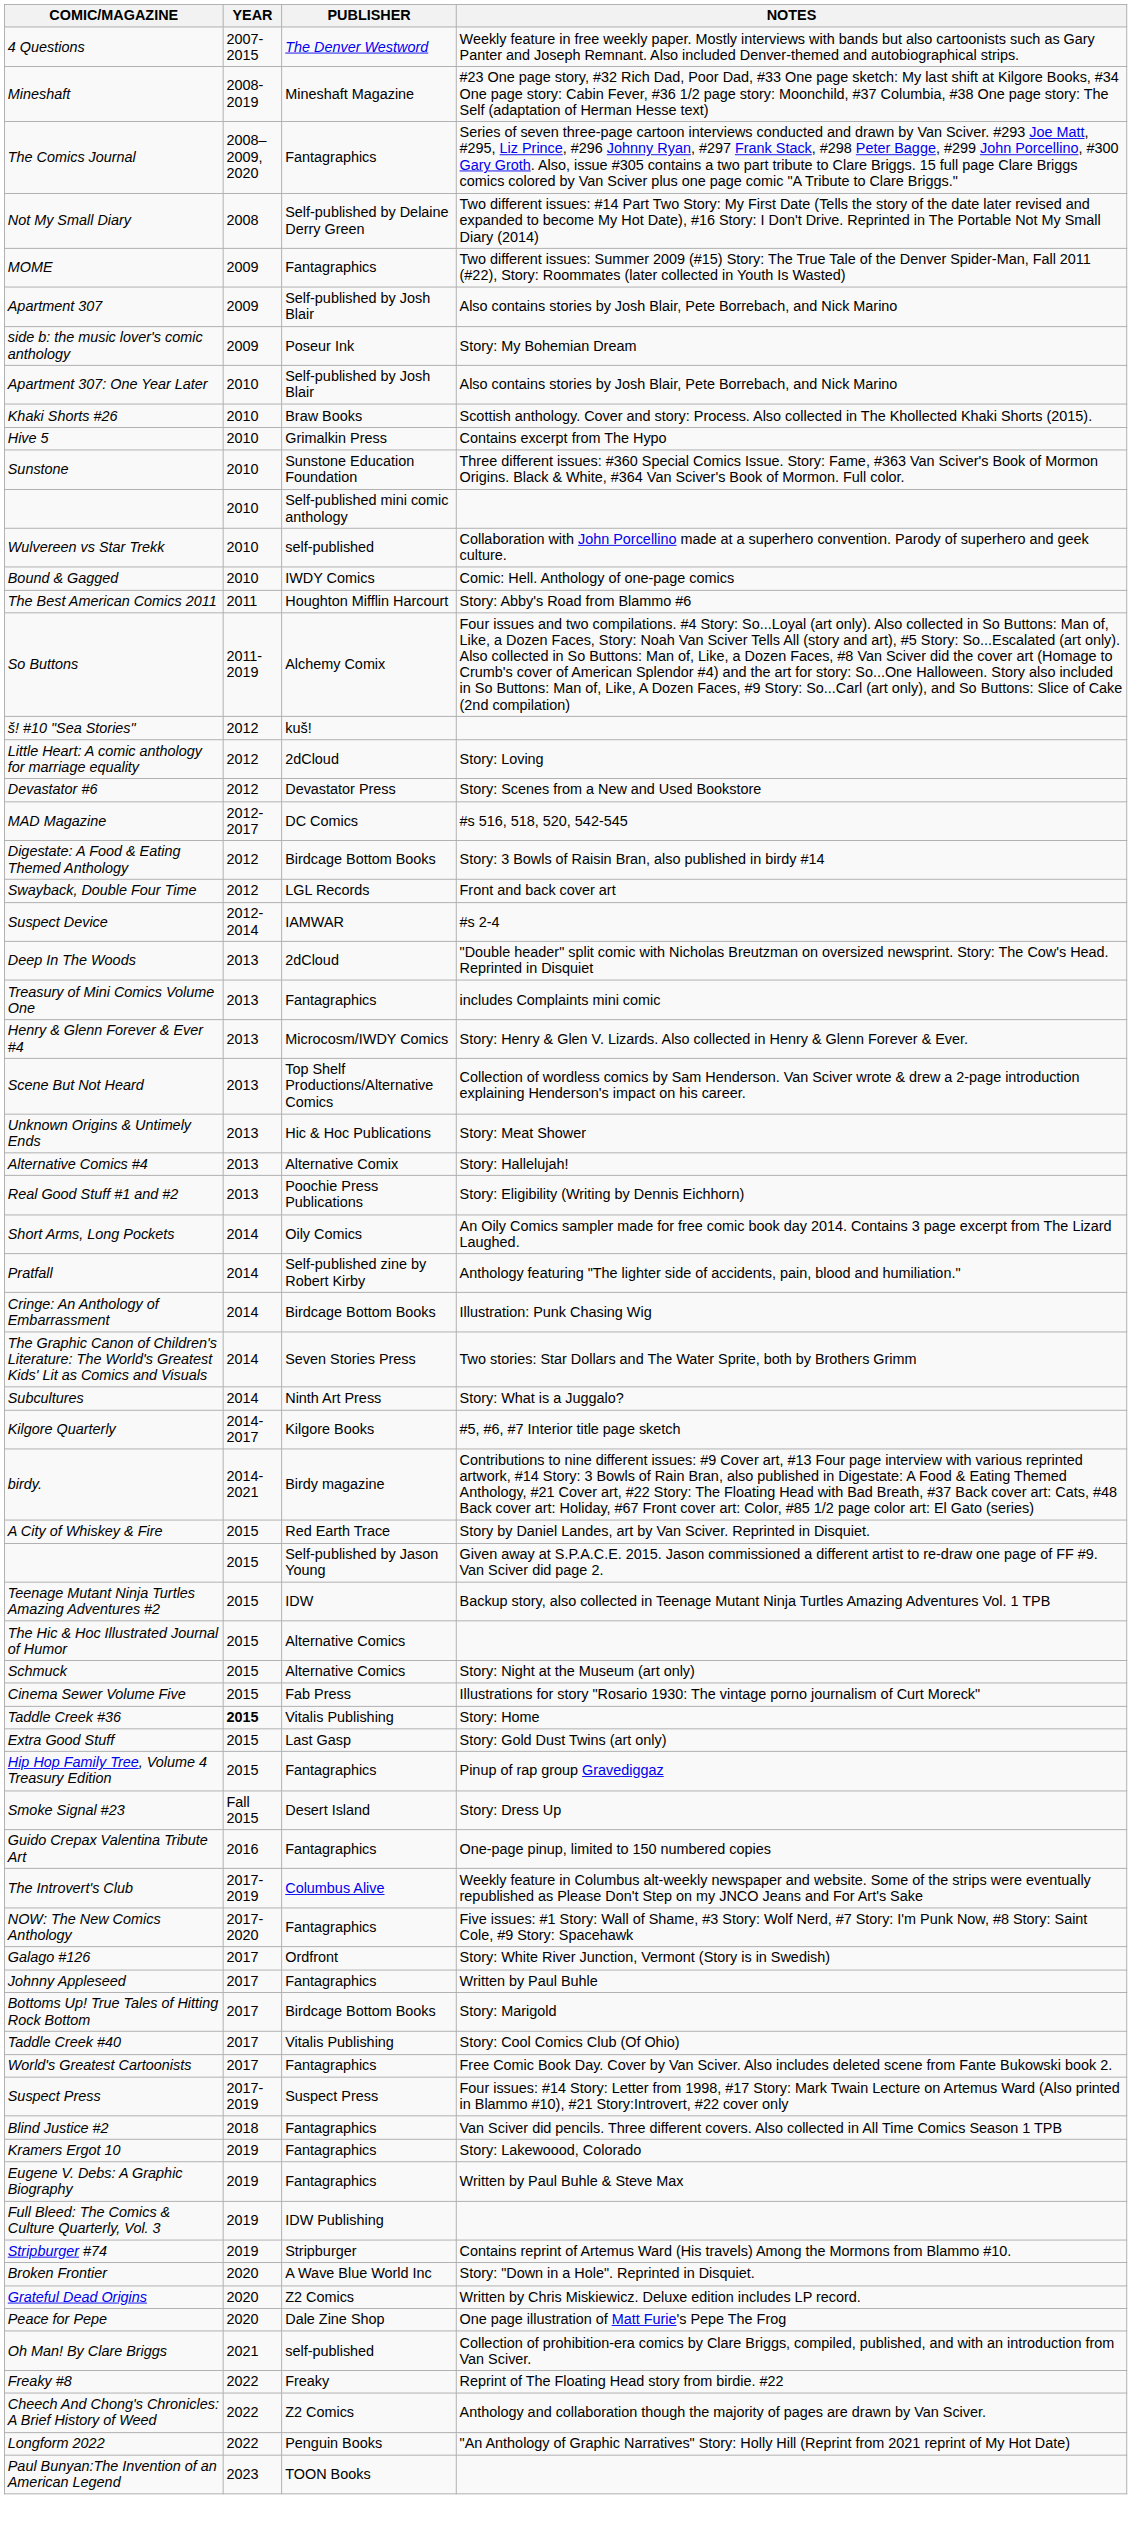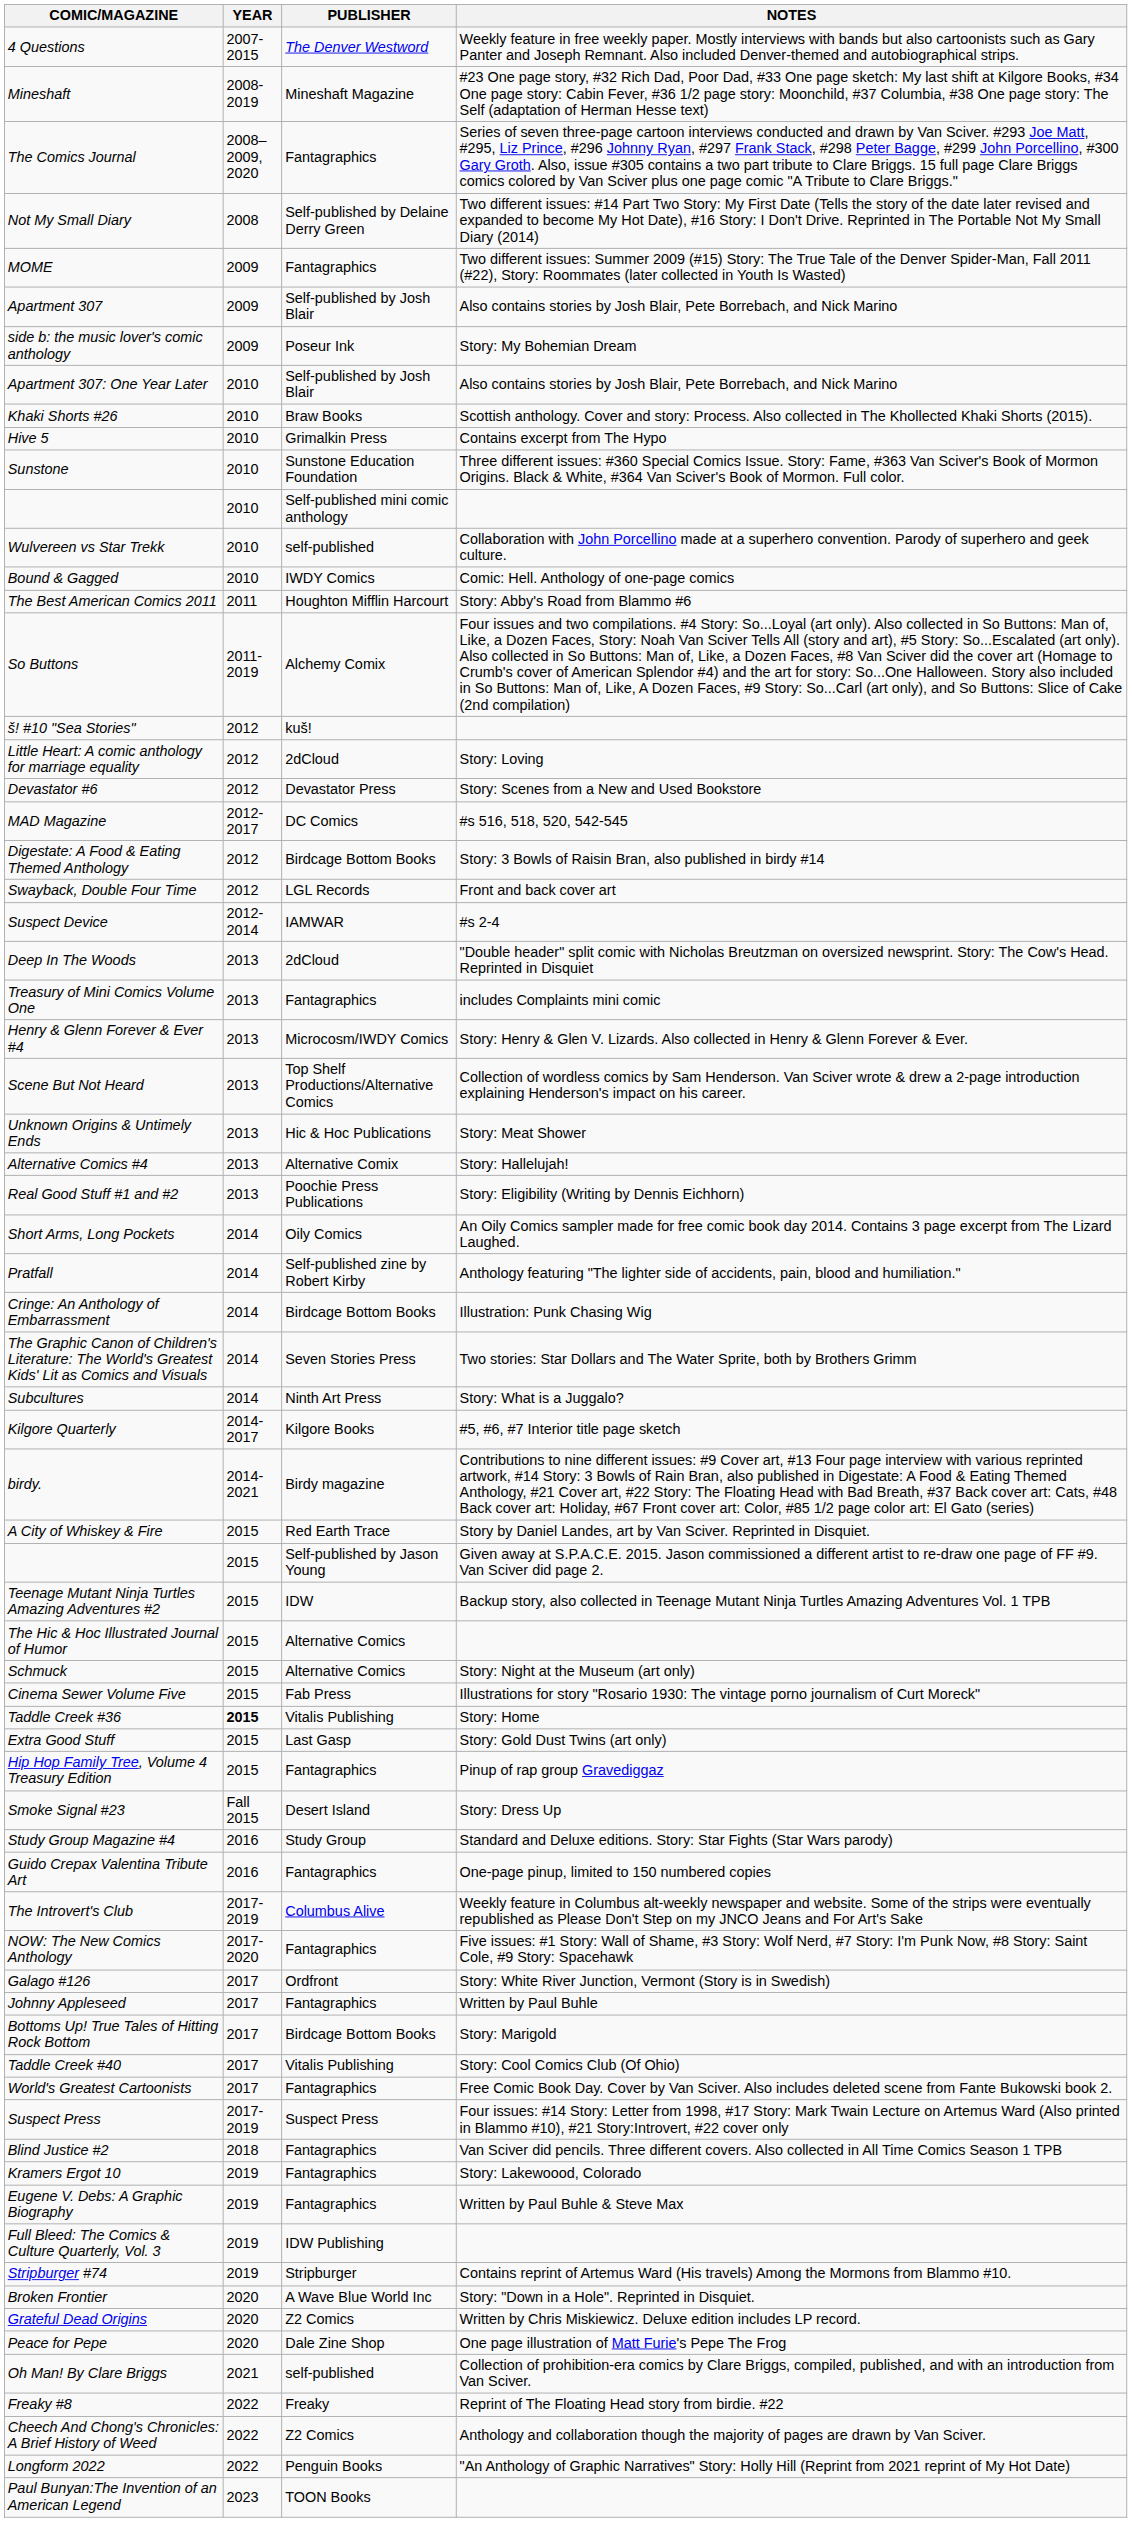+ row: (91, 1841)
